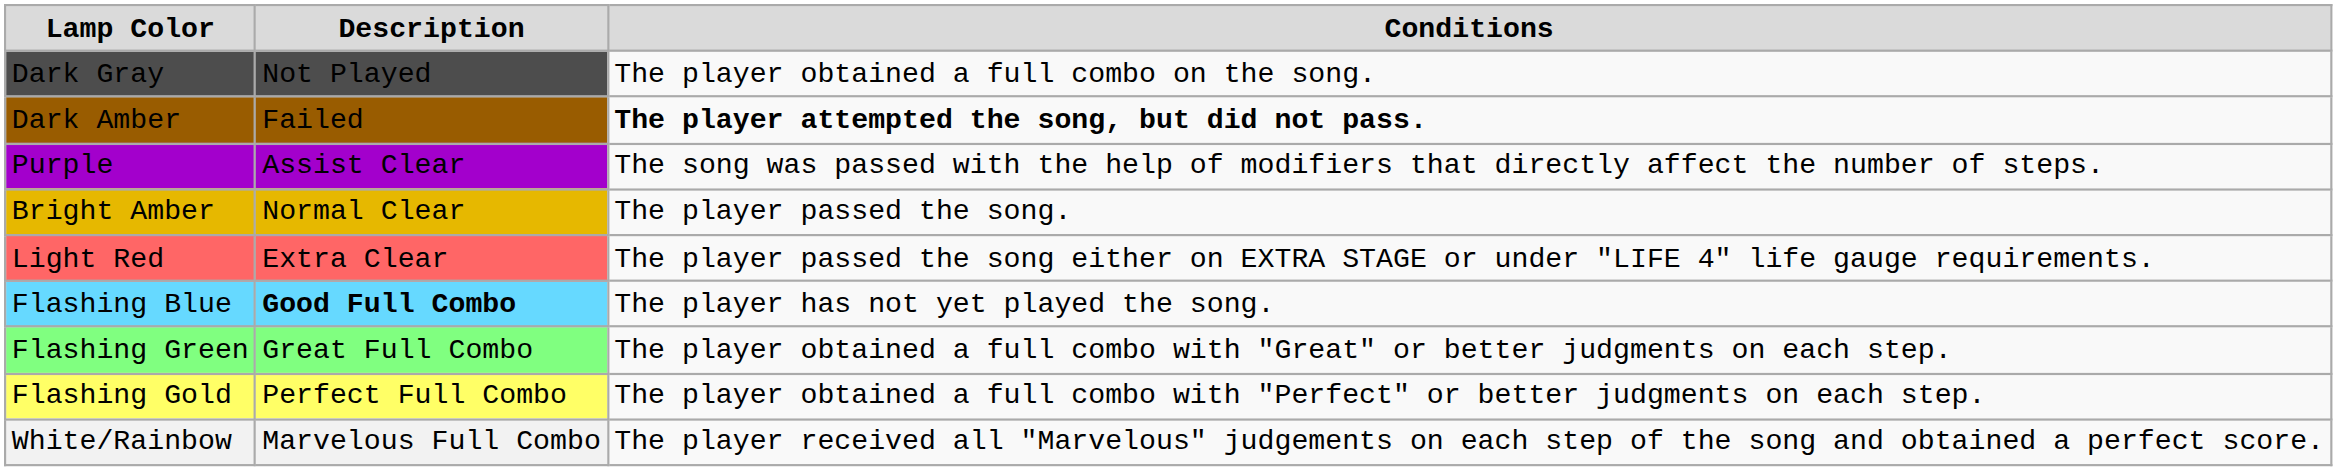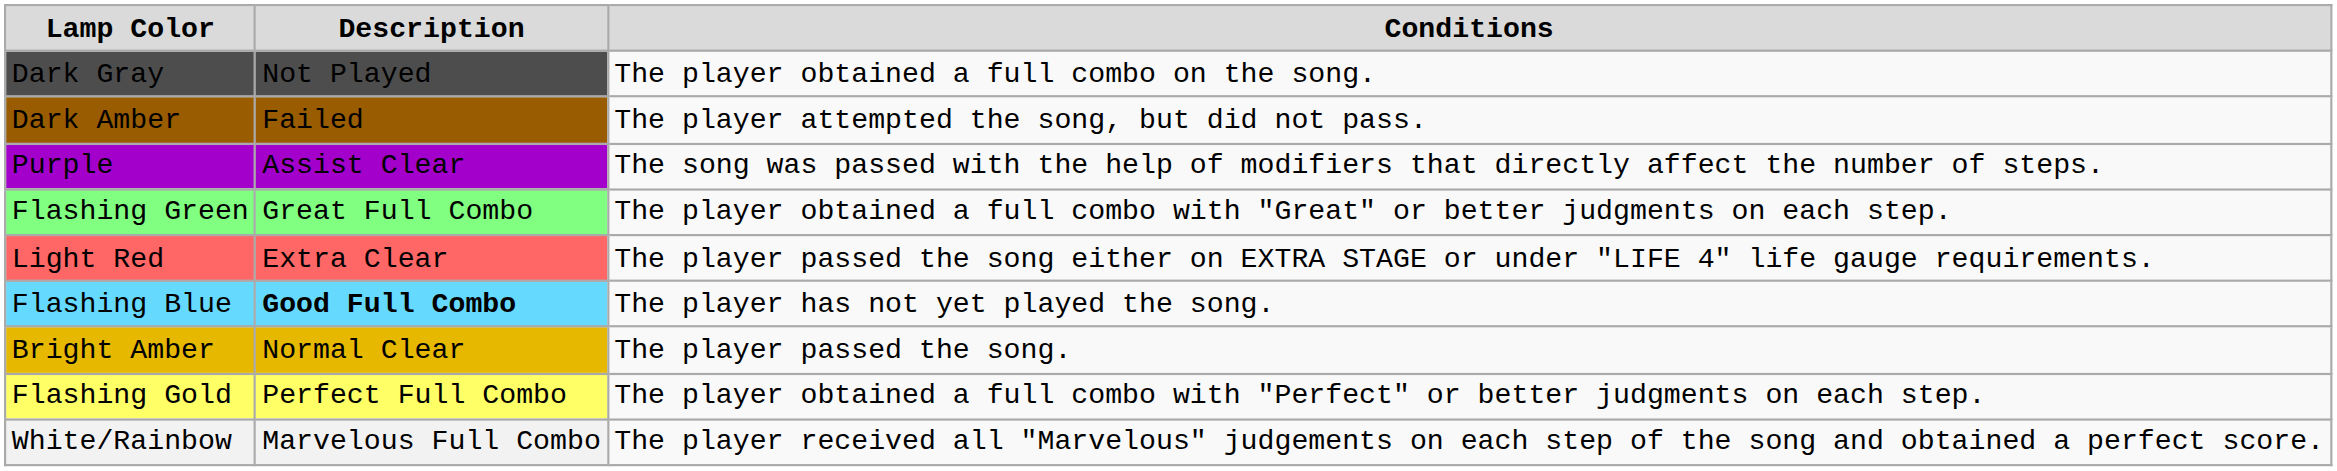(1021, 120) bold -> (1021, 120) normal
rows swapped: (113, 212) <-> (130, 350)
